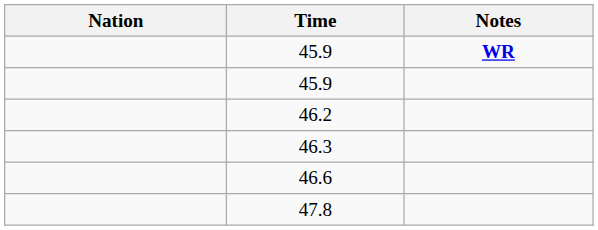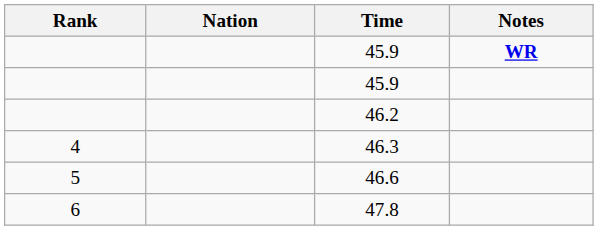+ column: (75, 20)
